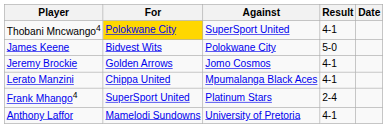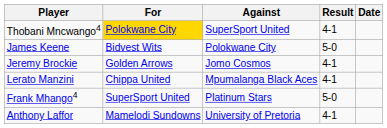(330, 97) 2-4 -> (330, 97) 5-0
